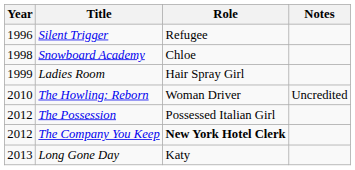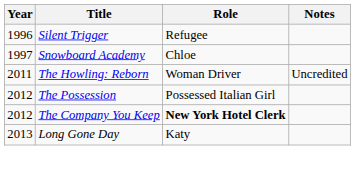(20, 54) 1998 -> (20, 54) 1997
- row: (72, 74)
(20, 94) 2010 -> (20, 74) 2011
